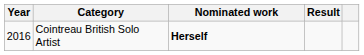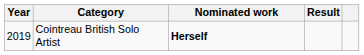(19, 36) 2016 -> (19, 36) 2019
